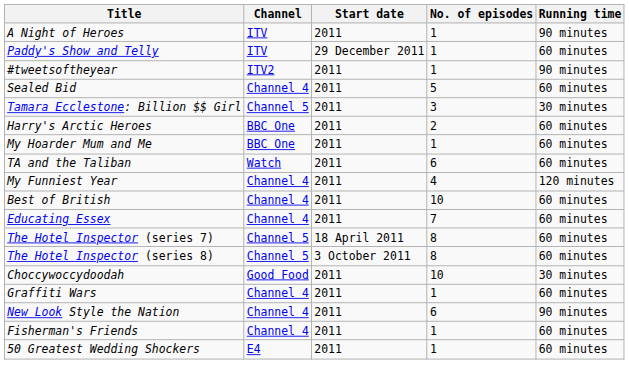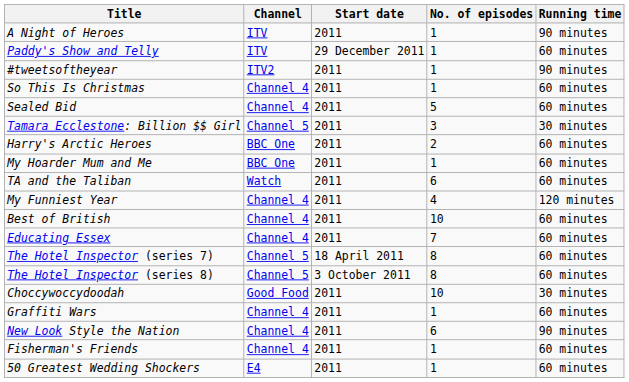+ row: (76, 88)
